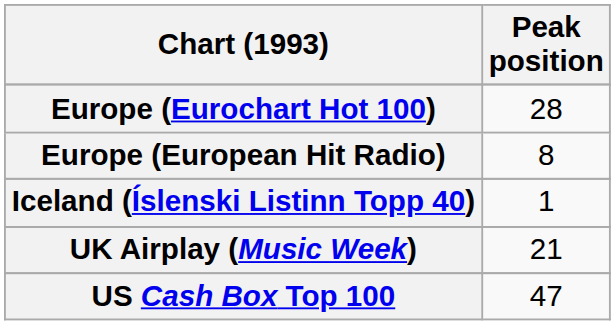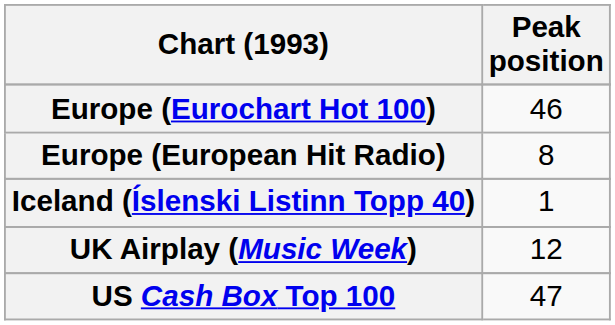(546, 108) 28 -> (546, 108) 46
(546, 249) 21 -> (546, 249) 12
